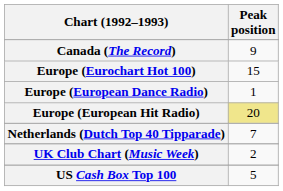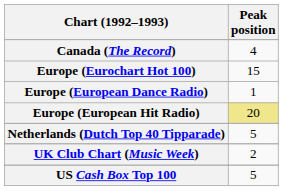(253, 50) 9 -> (253, 50) 4
(253, 133) 7 -> (253, 133) 5
